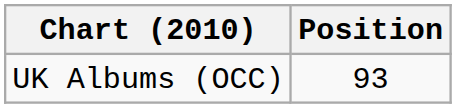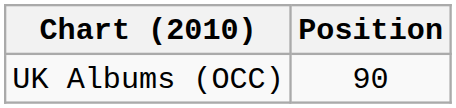(371, 79) 93 -> (371, 79) 90
